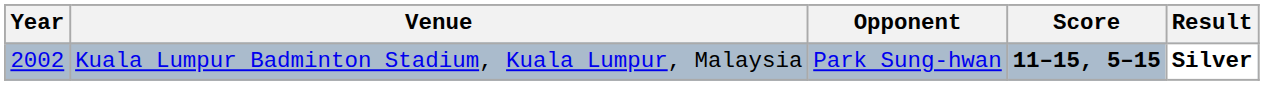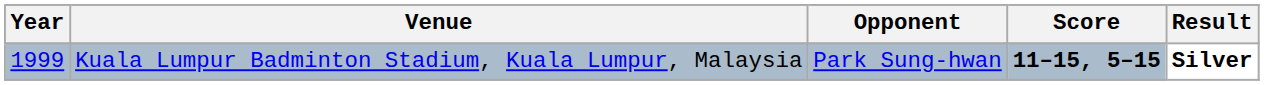(37, 61) 2002 -> (37, 61) 1999
